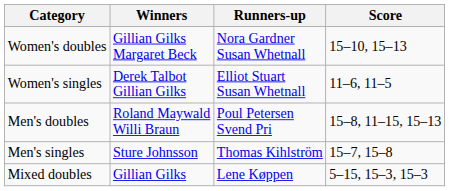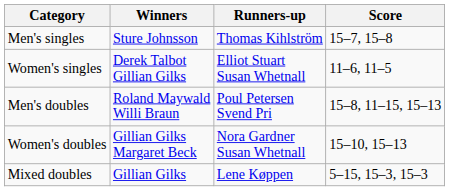rows swapped: (46, 152) <-> (57, 45)
